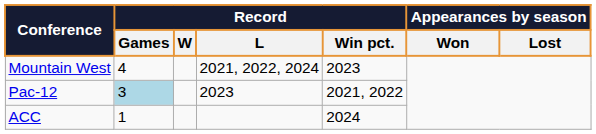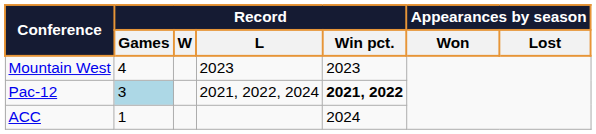(259, 68) 2021, 2022, 2024 -> (217, 68) 2023
(217, 92) 2023 -> (259, 92) 2021, 2022, 2024
(365, 92) normal -> (365, 92) bold
